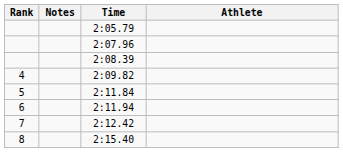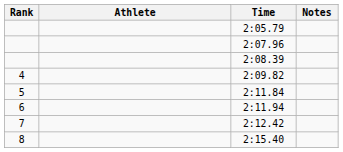columns swapped: (242, 12) <-> (60, 12)
